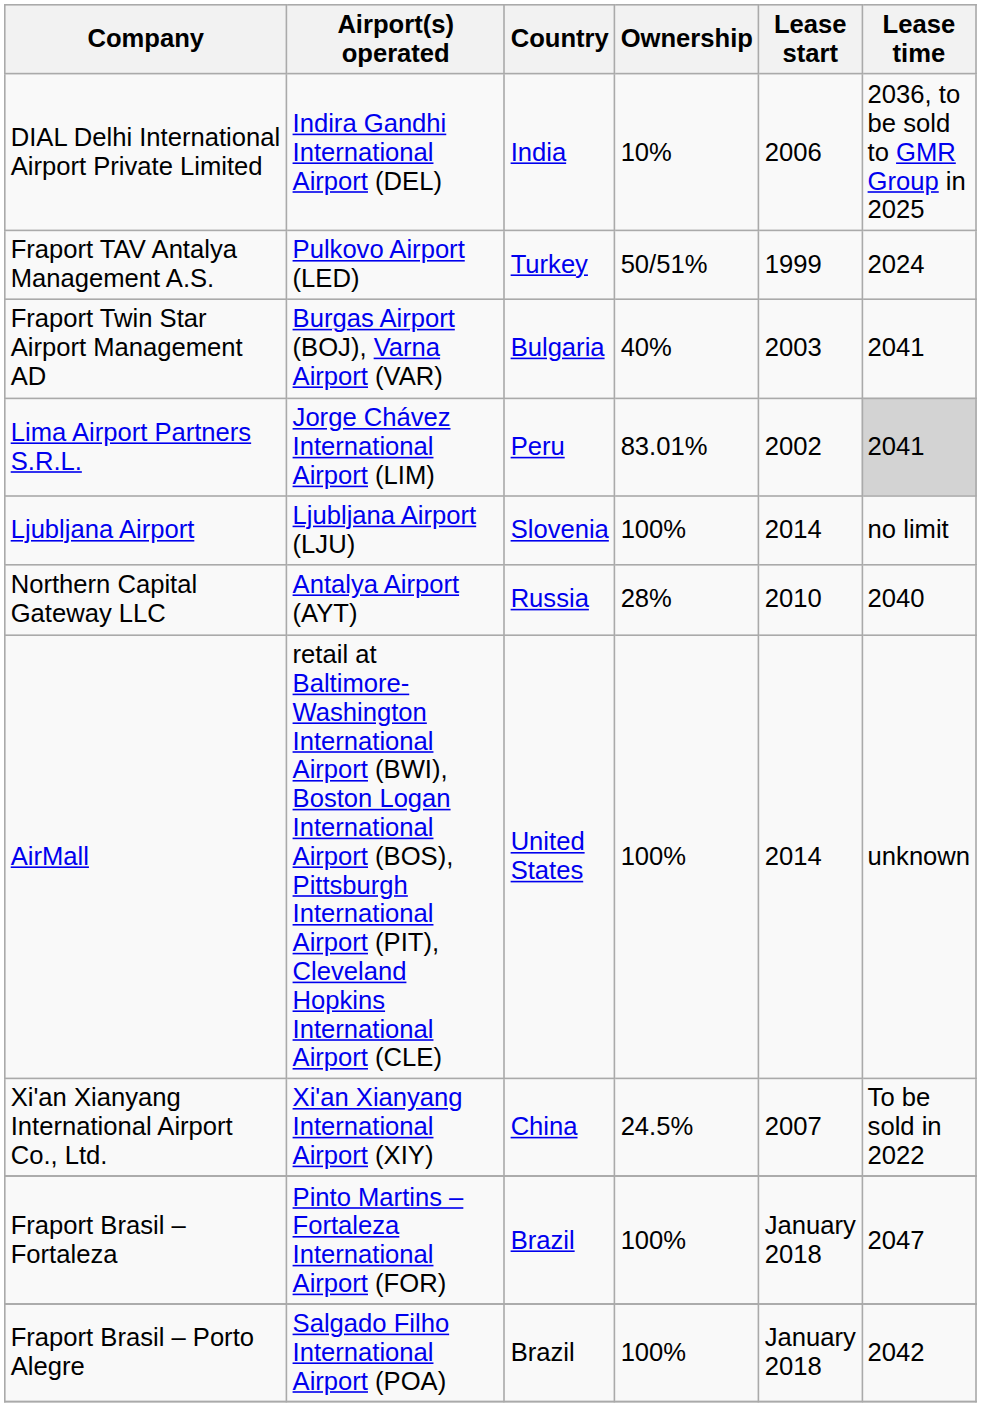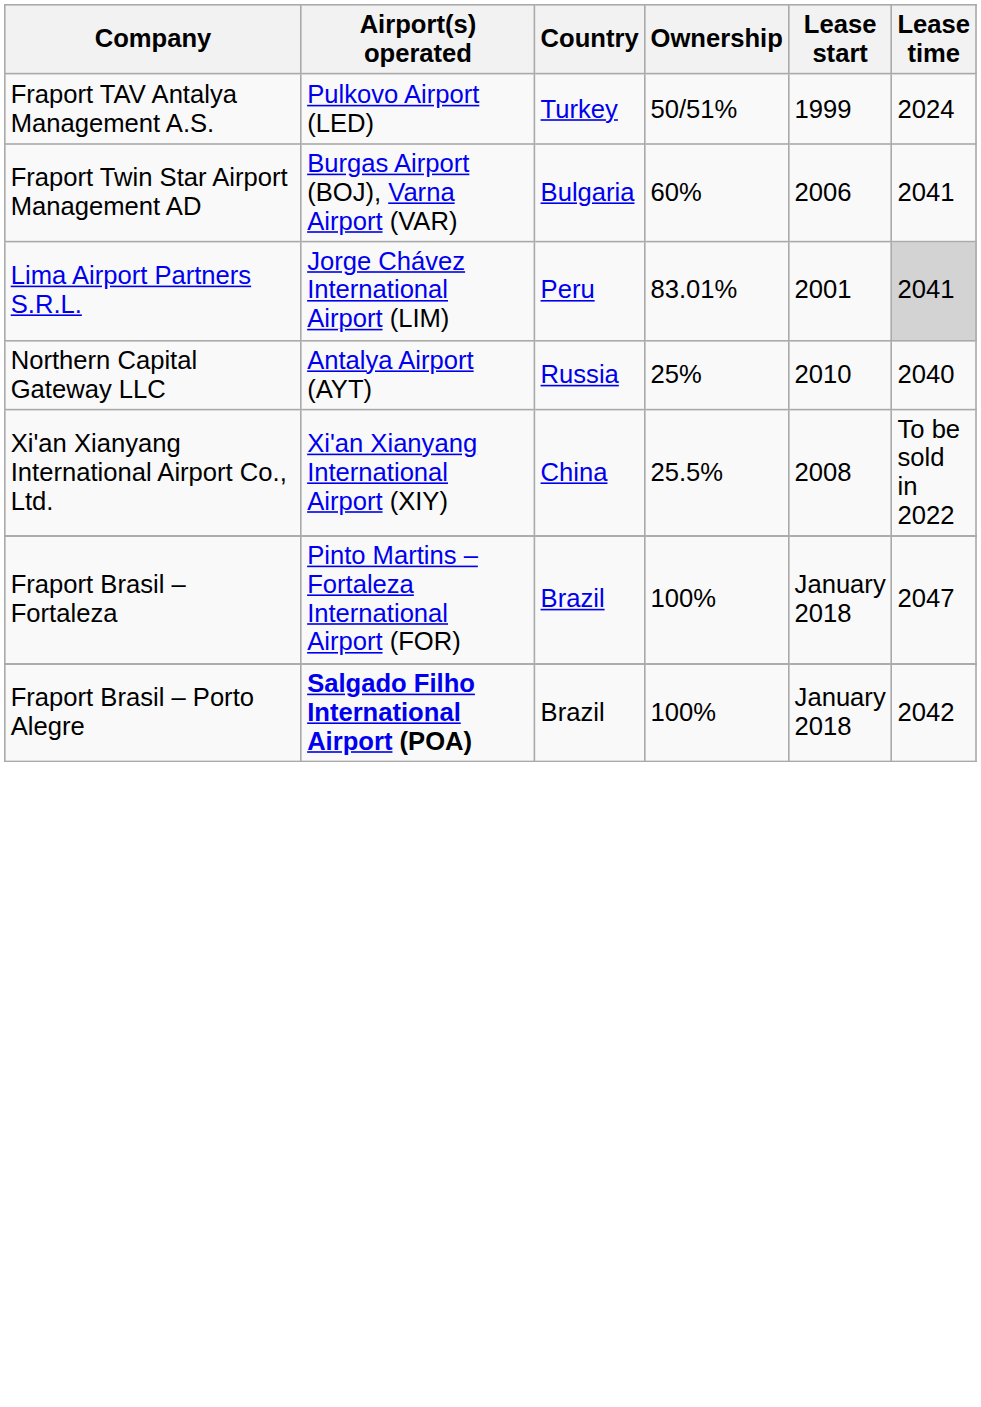- row: (145, 151)
(646, 348) 40% -> (676, 192) 60%
(793, 348) 2003 -> (823, 192) 2006
(793, 446) 2002 -> (823, 290) 2001
- row: (103, 530)
(646, 599) 28% -> (676, 374) 25%
- row: (50, 856)
(657, 1127) 24.5% -> (687, 472) 25.5%
(793, 1127) 2007 -> (823, 472) 2008
(371, 1352) normal -> (391, 712) bold
